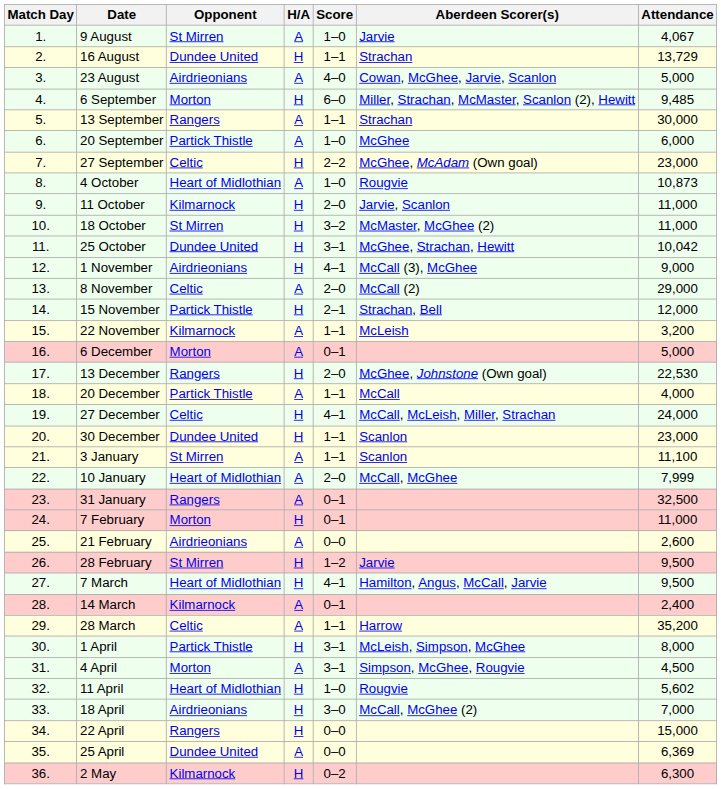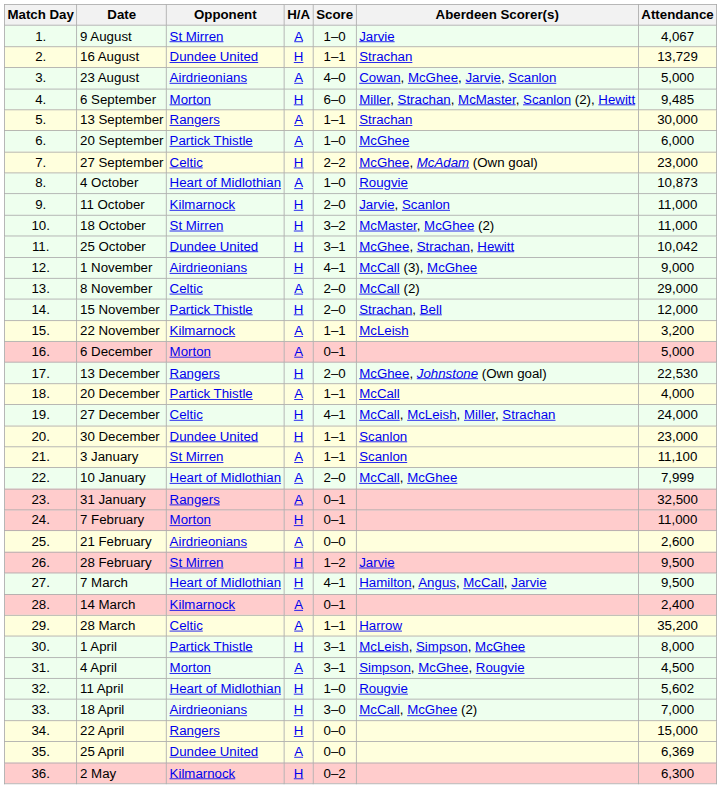(335, 309) 2–1 -> (335, 309) 2–0
